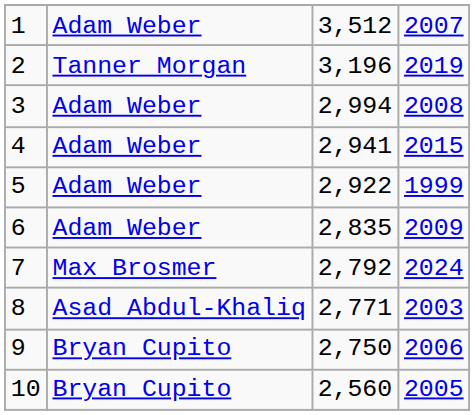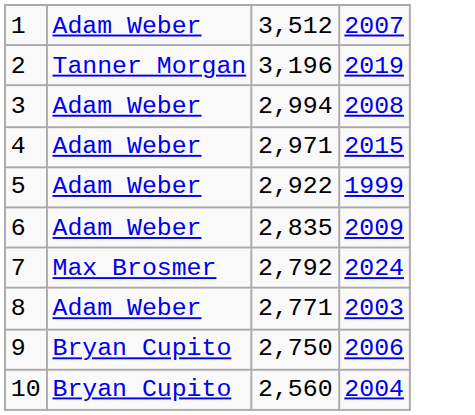(355, 147) 2,941 -> (295, 147) 2,971
(179, 308) Asad Abdul-Khaliq -> (127, 308) Adam Weber
(434, 389) 2005 -> (374, 389) 2004
